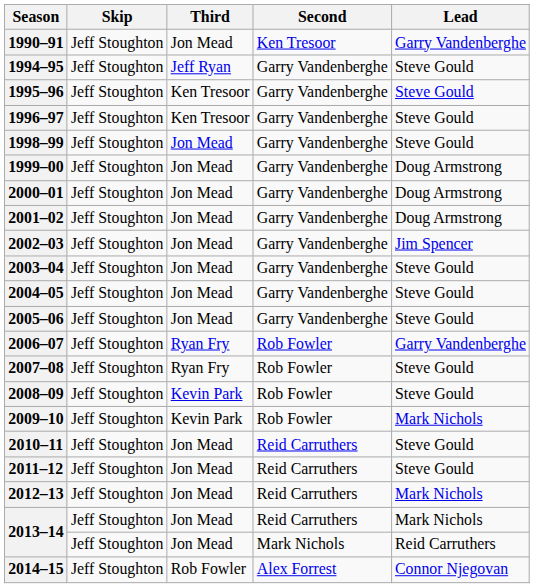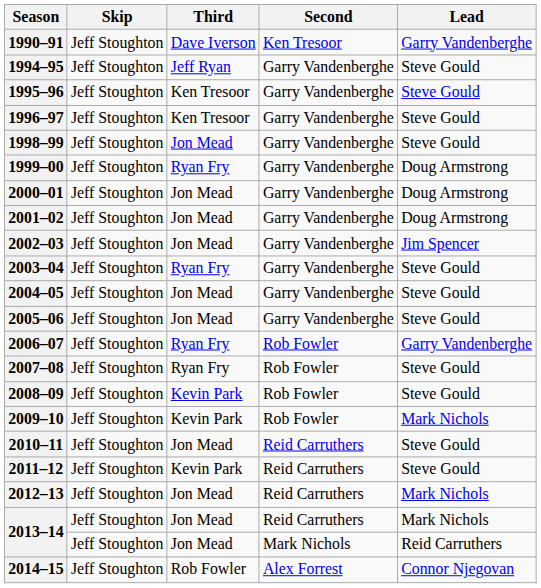(202, 42) Jon Mead -> (213, 42) Dave Iverson
(202, 167) Jon Mead -> (200, 167) Ryan Fry
(202, 268) Jon Mead -> (200, 268) Ryan Fry
(202, 469) Jon Mead -> (207, 469) Kevin Park
